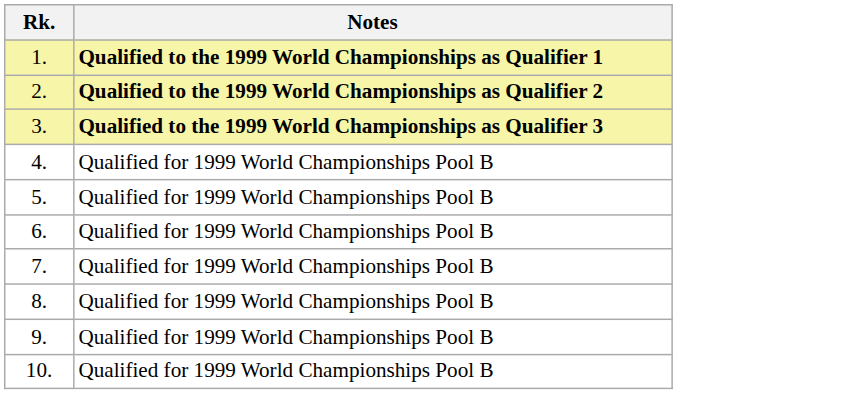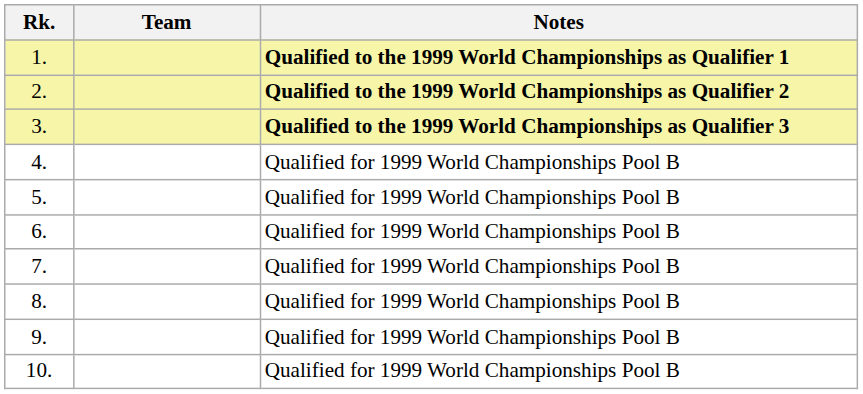+ column: (167, 22)
